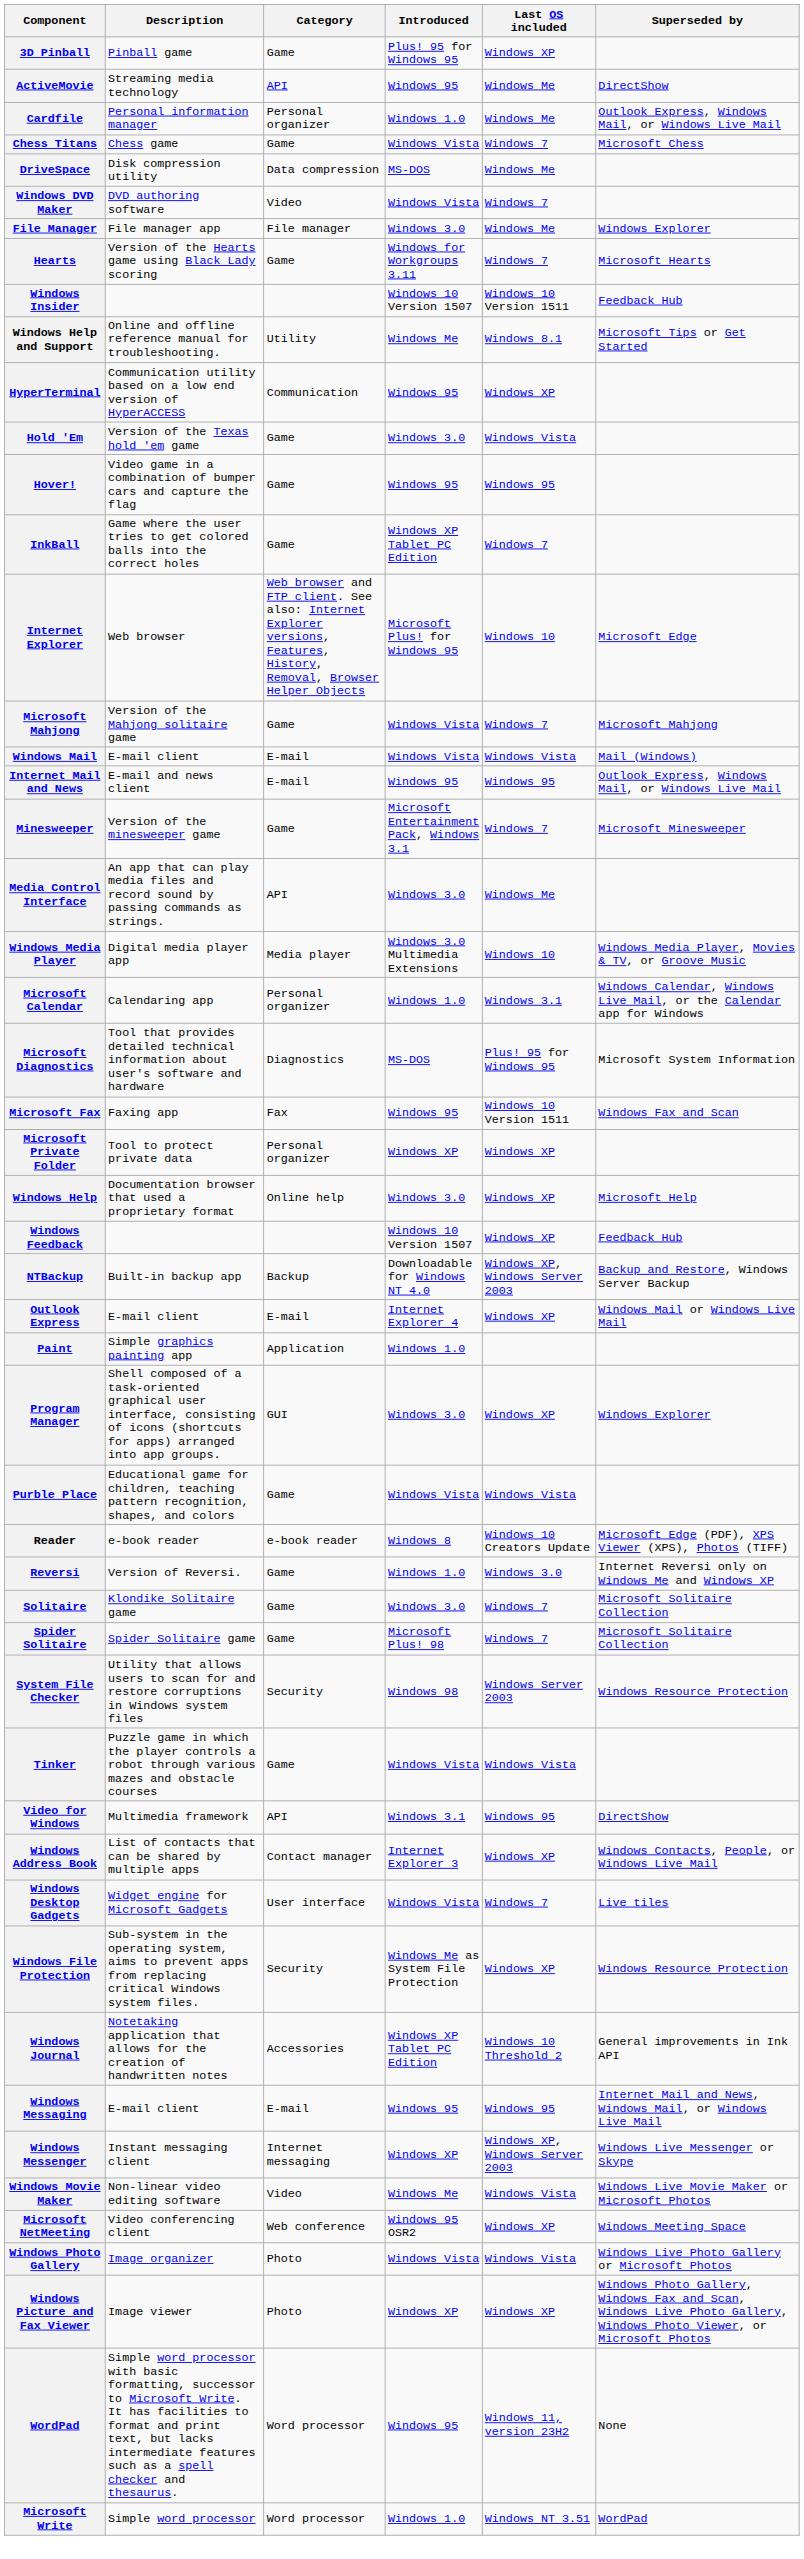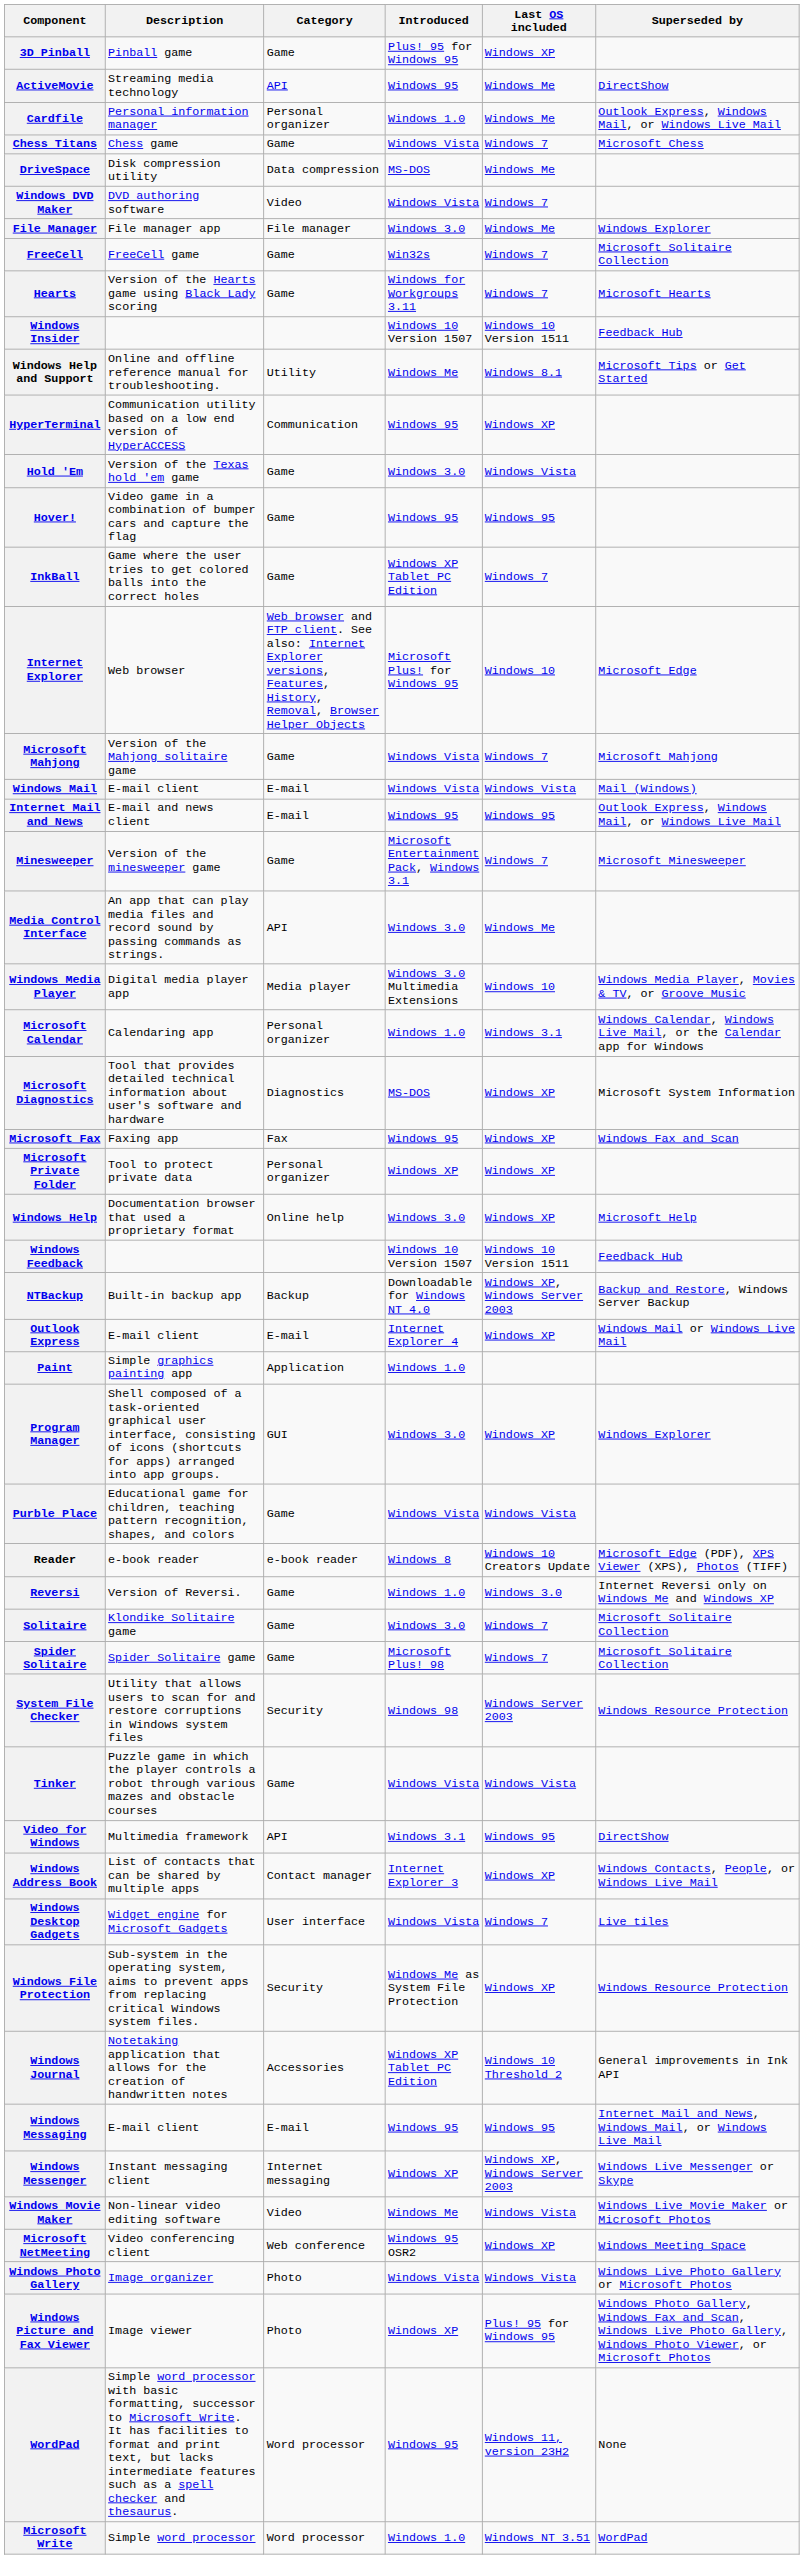+ row: (55, 254)
(527, 1060) Plus! 95 for Windows 95 -> (520, 1093) Windows XP
(527, 1113) Windows 10 Version 1511 -> (520, 1139) Windows XP
(520, 1238) Windows XP -> (527, 1257) Windows 10 Version 1511
(520, 2312) Windows XP -> (527, 2331) Plus! 95 for Windows 95
